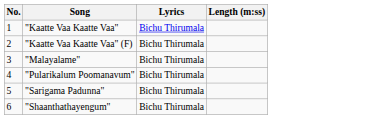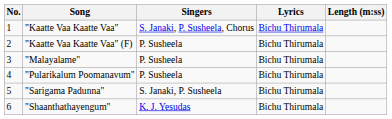+ column: (197, 12)
